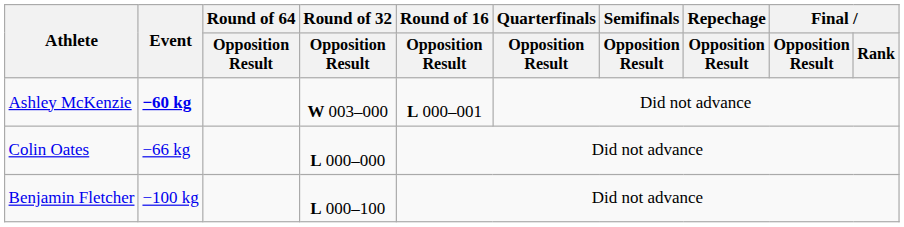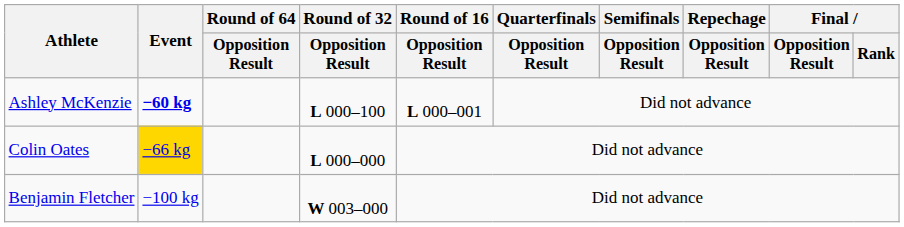(348, 112) W 003–000 -> (348, 112) L 000–100
(166, 150) no background -> (166, 150) gold background
(348, 208) L 000–100 -> (348, 208) W 003–000
